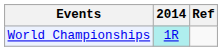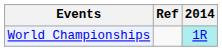columns swapped: (171, 15) <-> (204, 15)
